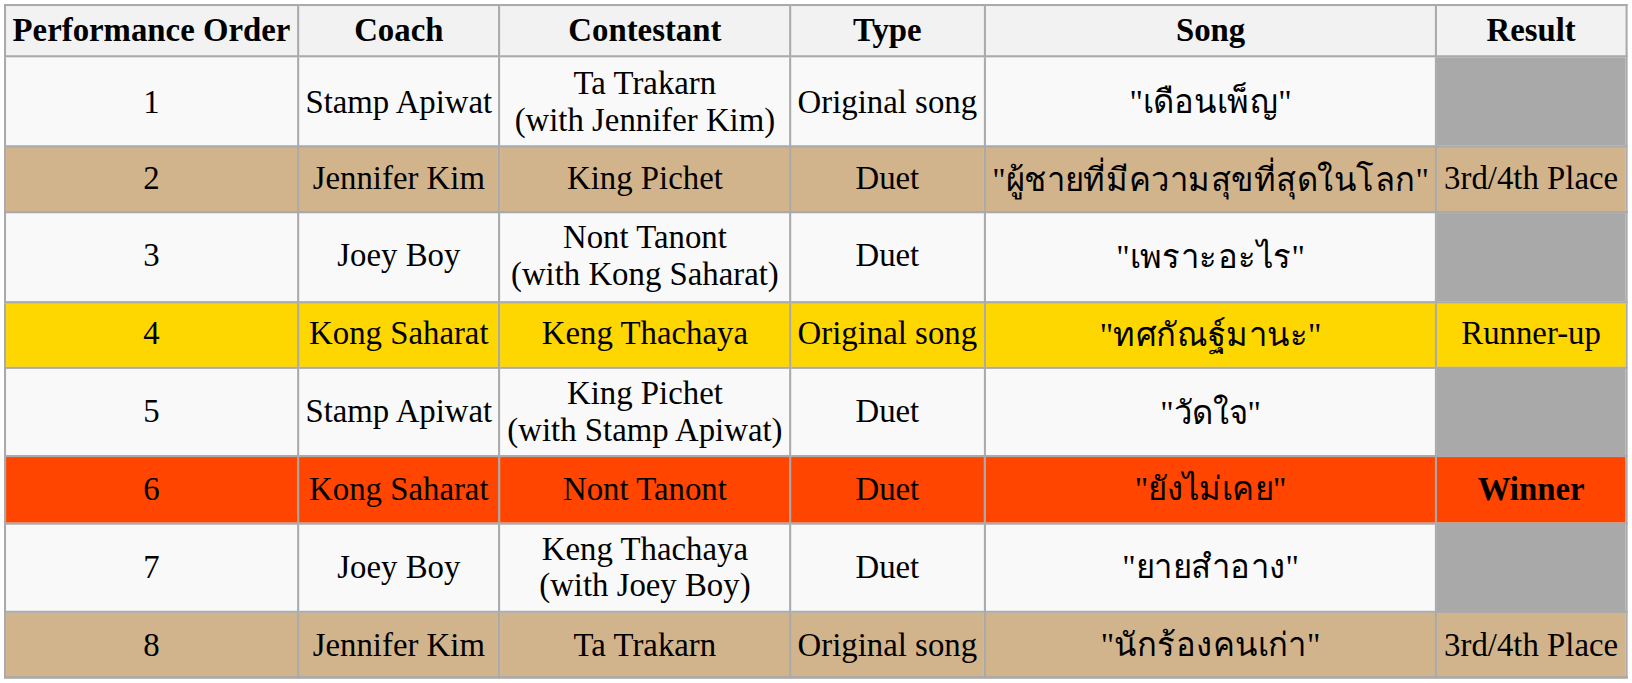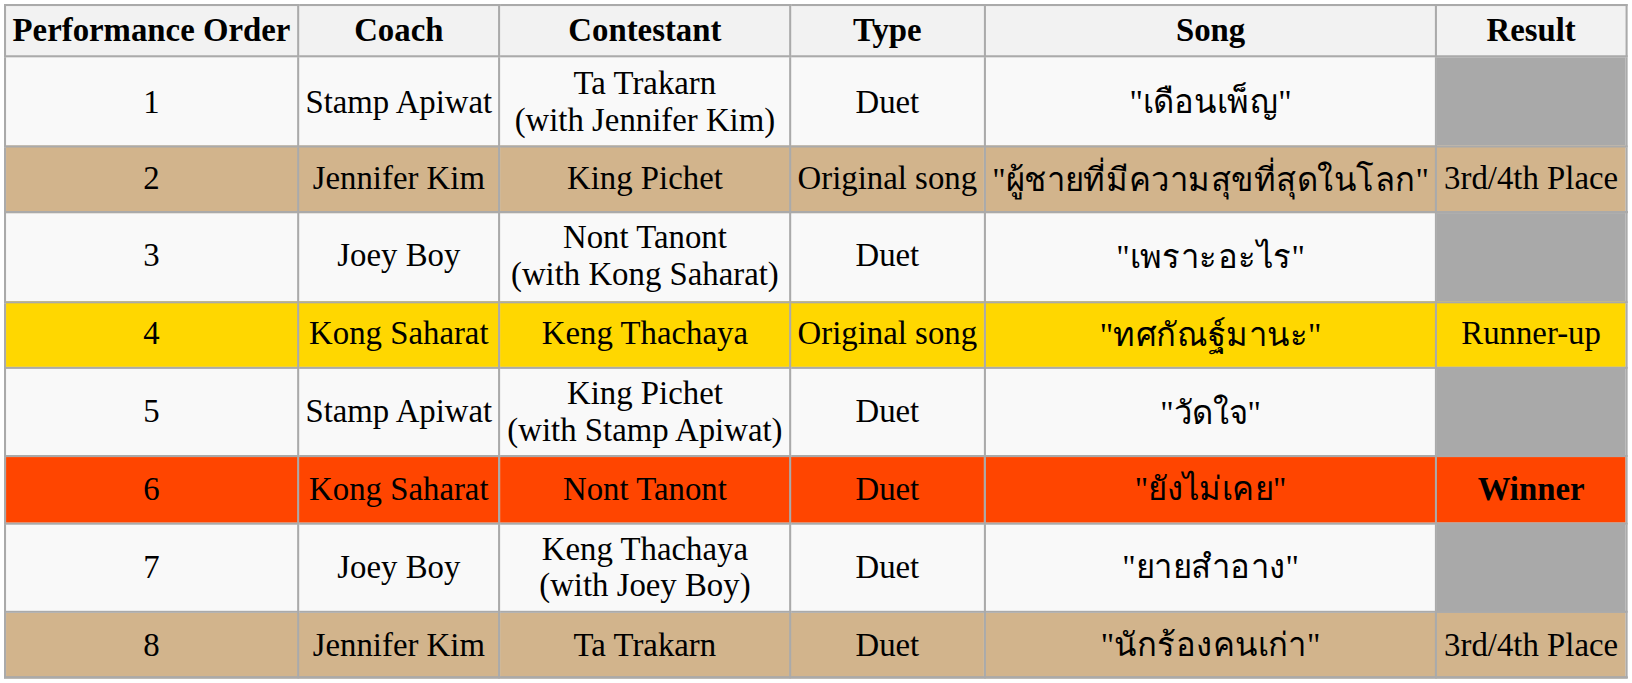(887, 100) Original song -> (887, 100) Duet
(887, 178) Duet -> (887, 178) Original song
(887, 644) Original song -> (887, 644) Duet
